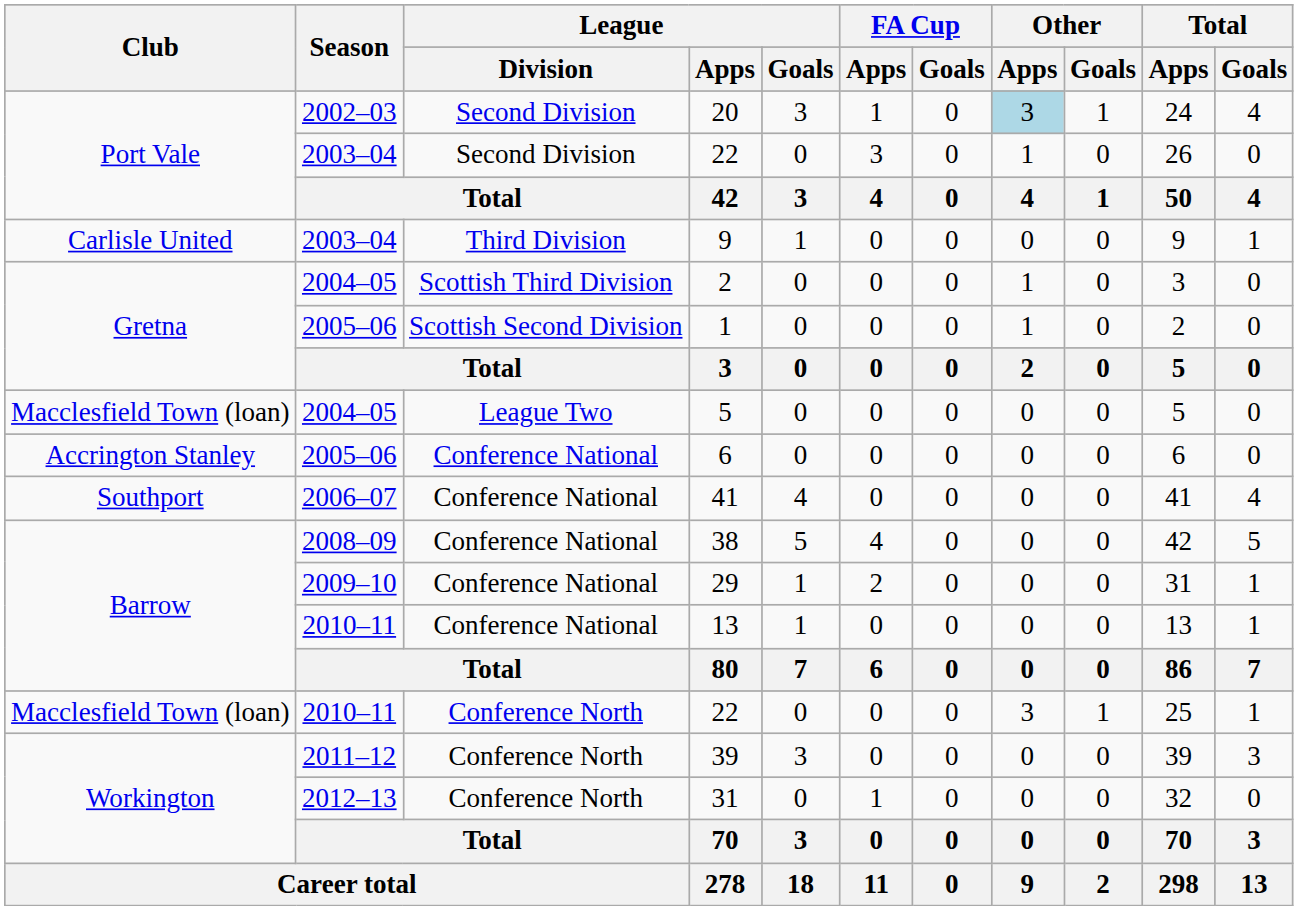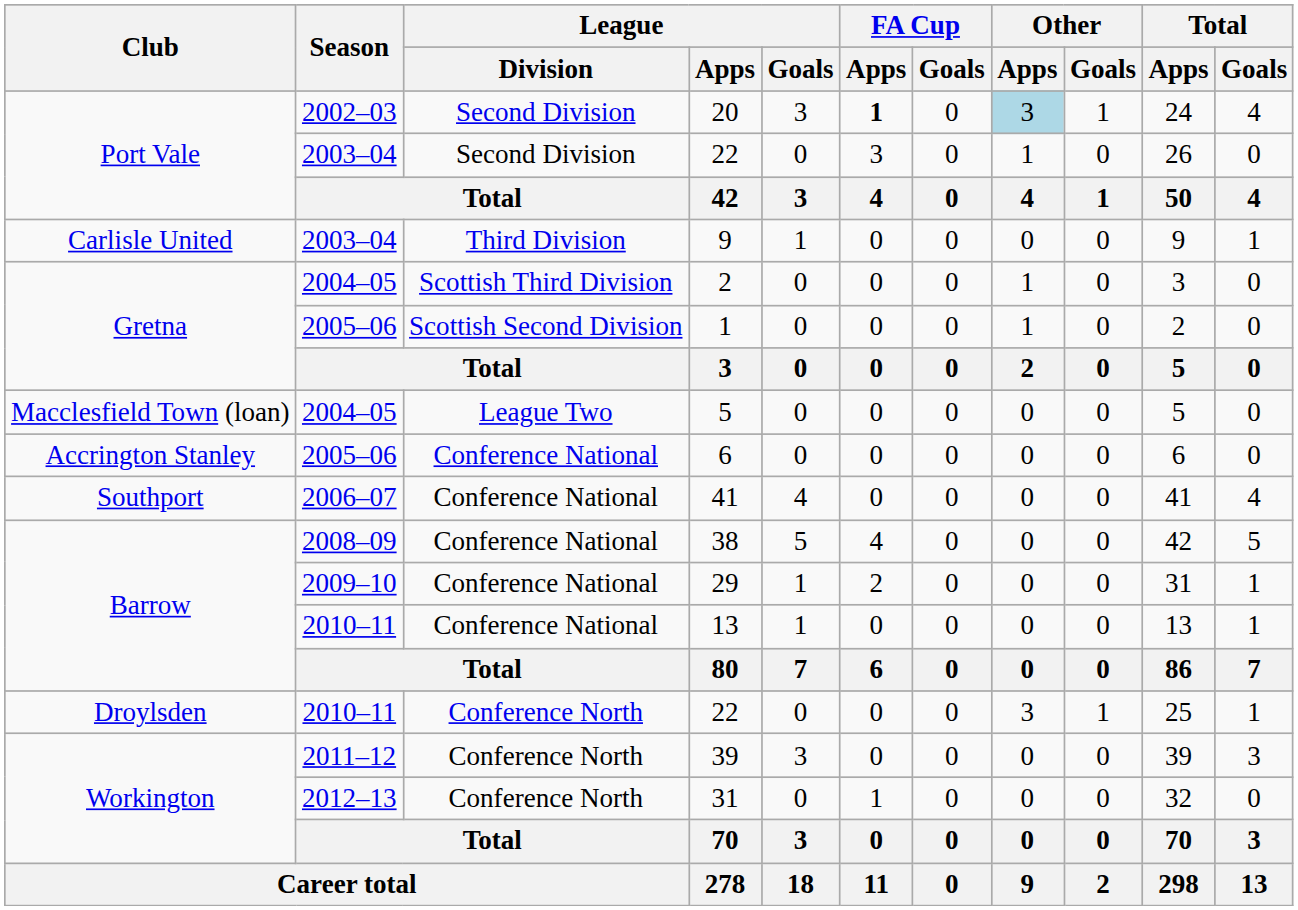(876, 111) normal -> (876, 111) bold
(150, 712) Macclesfield Town (loan) -> (150, 712) Droylsden
